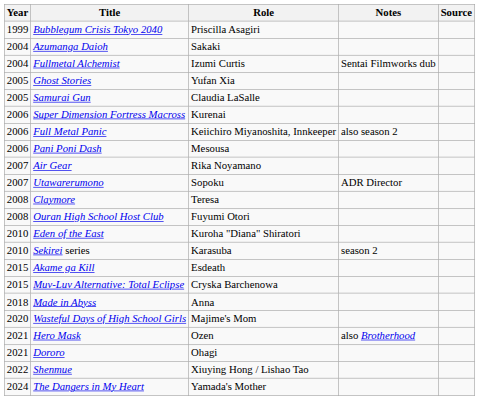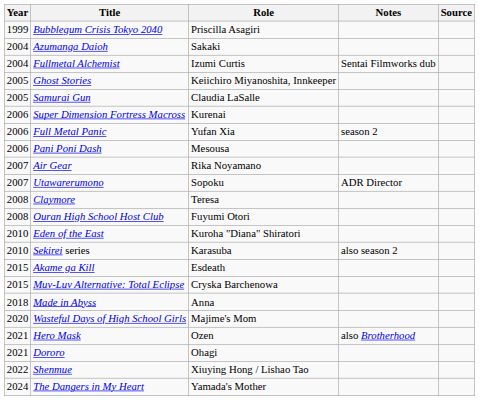(213, 81) Yufan Xia -> (264, 81) Keiichiro Miyanoshita, Innkeeper
(264, 132) Keiichiro Miyanoshita, Innkeeper -> (213, 132) Yufan Xia
(369, 132) also season 2 -> (359, 132) season 2
(359, 251) season 2 -> (369, 251) also season 2
